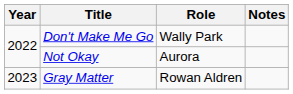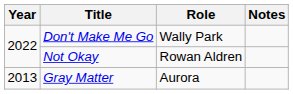(179, 57) Aurora -> (201, 57) Rowan Aldren
(22, 78) 2023 -> (22, 78) 2013
(201, 78) Rowan Aldren -> (179, 78) Aurora
